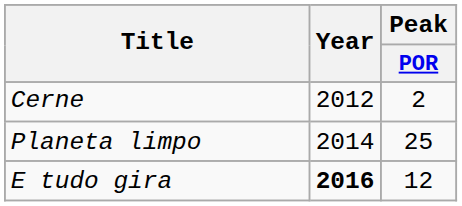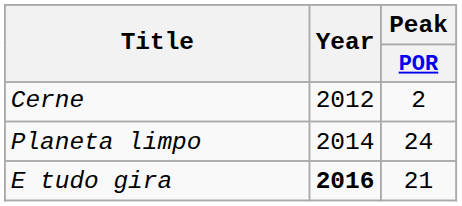(418, 141) 25 -> (418, 141) 24
(418, 181) 12 -> (418, 181) 21
